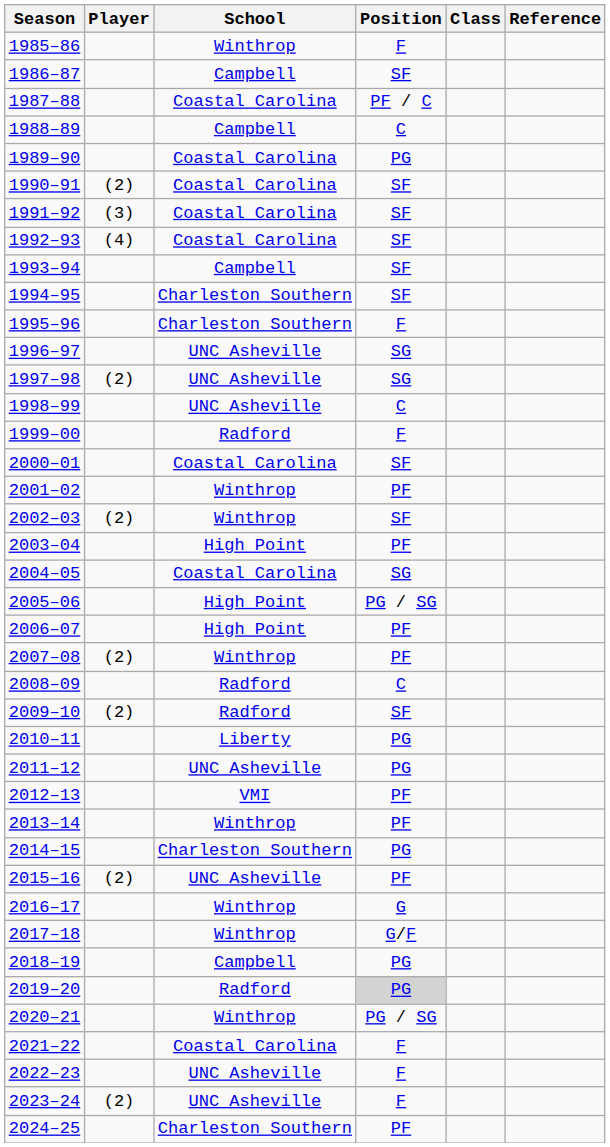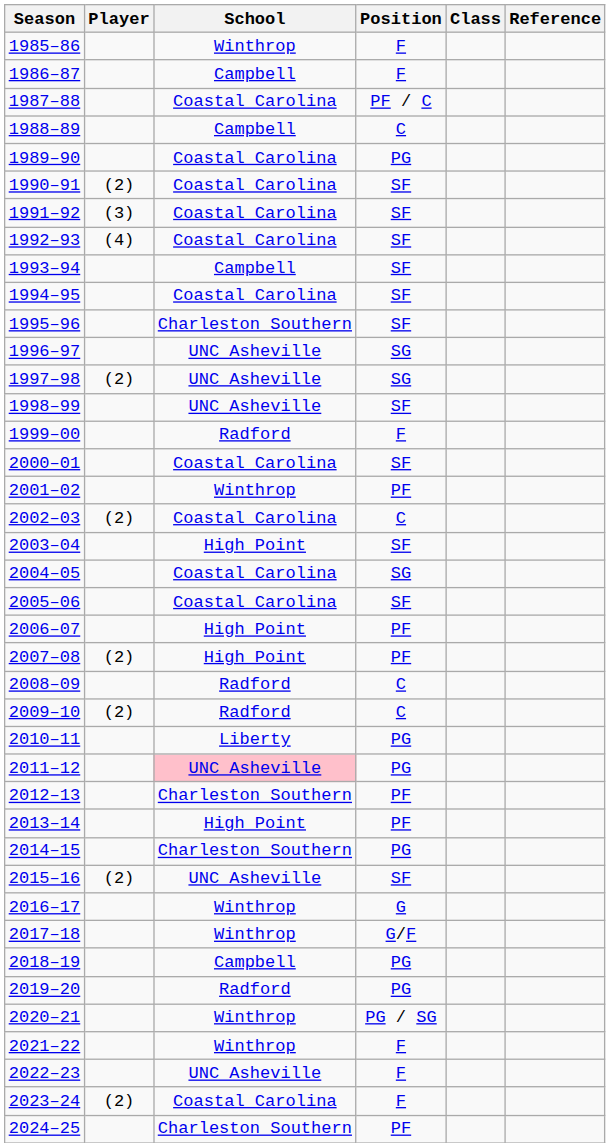(401, 74) SF -> (401, 74) F
(255, 296) Charleston Southern -> (255, 296) Coastal Carolina
(401, 324) F -> (401, 324) SF
(401, 407) C -> (401, 407) SF
(255, 518) Winthrop -> (255, 518) Coastal Carolina
(401, 518) SF -> (401, 518) C
(401, 546) PF -> (401, 546) SF
(255, 601) High Point -> (255, 601) Coastal Carolina
(401, 601) PG / SG -> (401, 601) SF
(255, 657) Winthrop -> (255, 657) High Point
(401, 712) SF -> (401, 712) C
(255, 768) no background -> (255, 768) pink background
(255, 796) VMI -> (255, 796) Charleston Southern
(255, 823) Winthrop -> (255, 823) High Point
(401, 879) PF -> (401, 879) SF
(401, 990) lightgrey background -> (401, 990) no background
(255, 1045) Coastal Carolina -> (255, 1045) Winthrop
(255, 1101) UNC Asheville -> (255, 1101) Coastal Carolina
